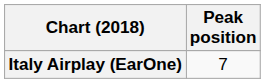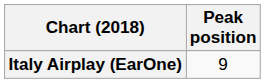(223, 64) 7 -> (223, 64) 9
